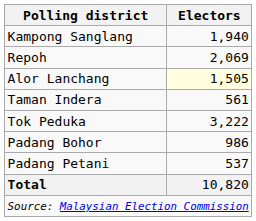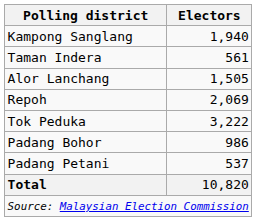rows swapped: (27, 57) <-> (55, 100)
(229, 79) lightyellow background -> (229, 79) no background
